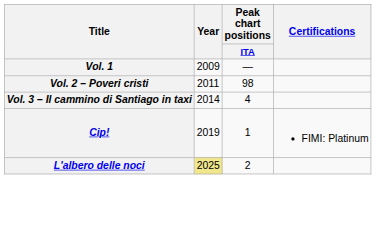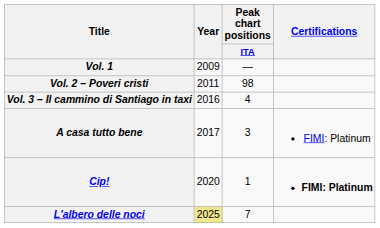(208, 100) 2014 -> (208, 100) 2016
+ row: (99, 133)
(208, 133) 2019 -> (208, 182) 2020
(322, 139) normal -> (324, 188) bold
(248, 165) 2 -> (248, 214) 7
